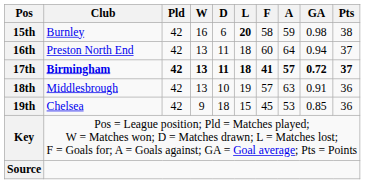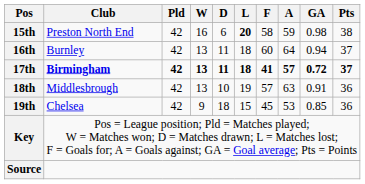(65, 32) Burnley -> (90, 32) Preston North End
(90, 50) Preston North End -> (65, 50) Burnley
